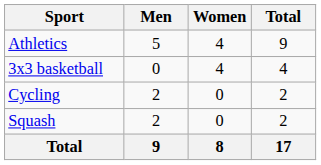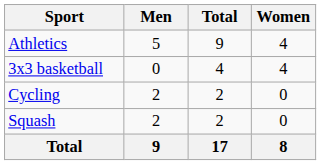columns swapped: (220, 17) <-> (283, 17)
